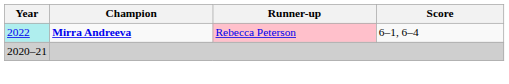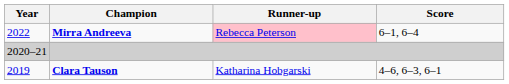(18, 33) paleturquoise background -> (18, 33) no background
+ row: (85, 70)
